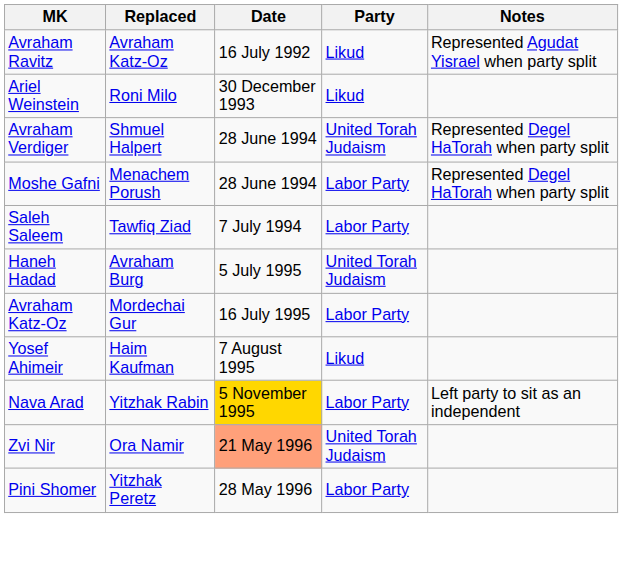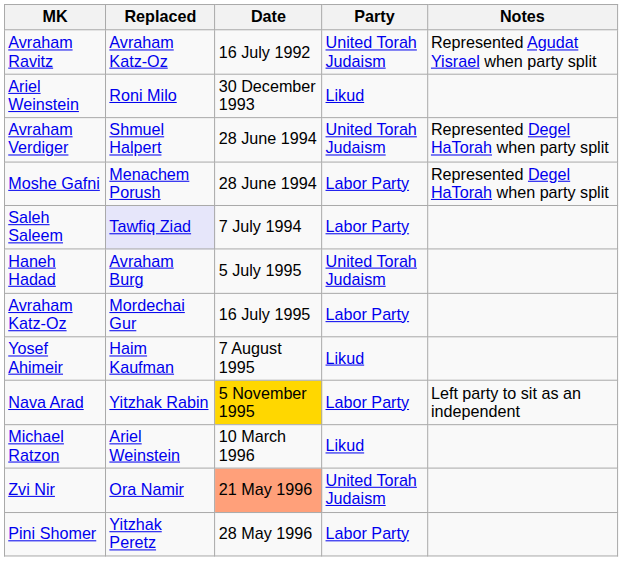(345, 52) Likud -> (371, 52) United Torah Judaism
(150, 227) no background -> (150, 227) lavender background
+ row: (36, 446)
